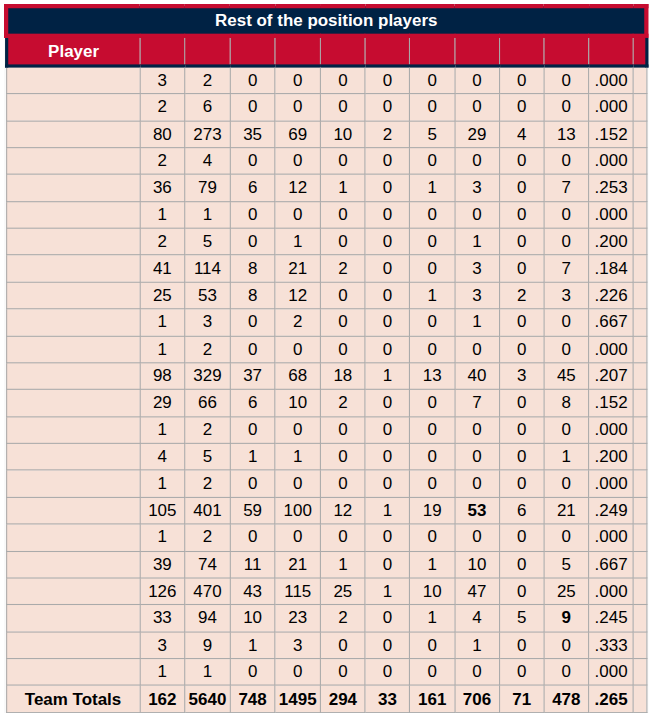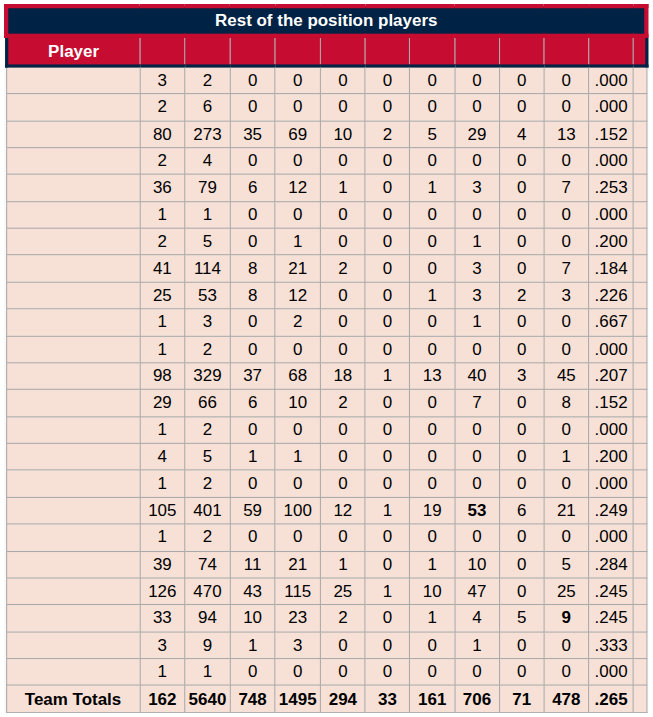(611, 564) .667 -> (611, 564) .284
(611, 591) .000 -> (611, 591) .245
